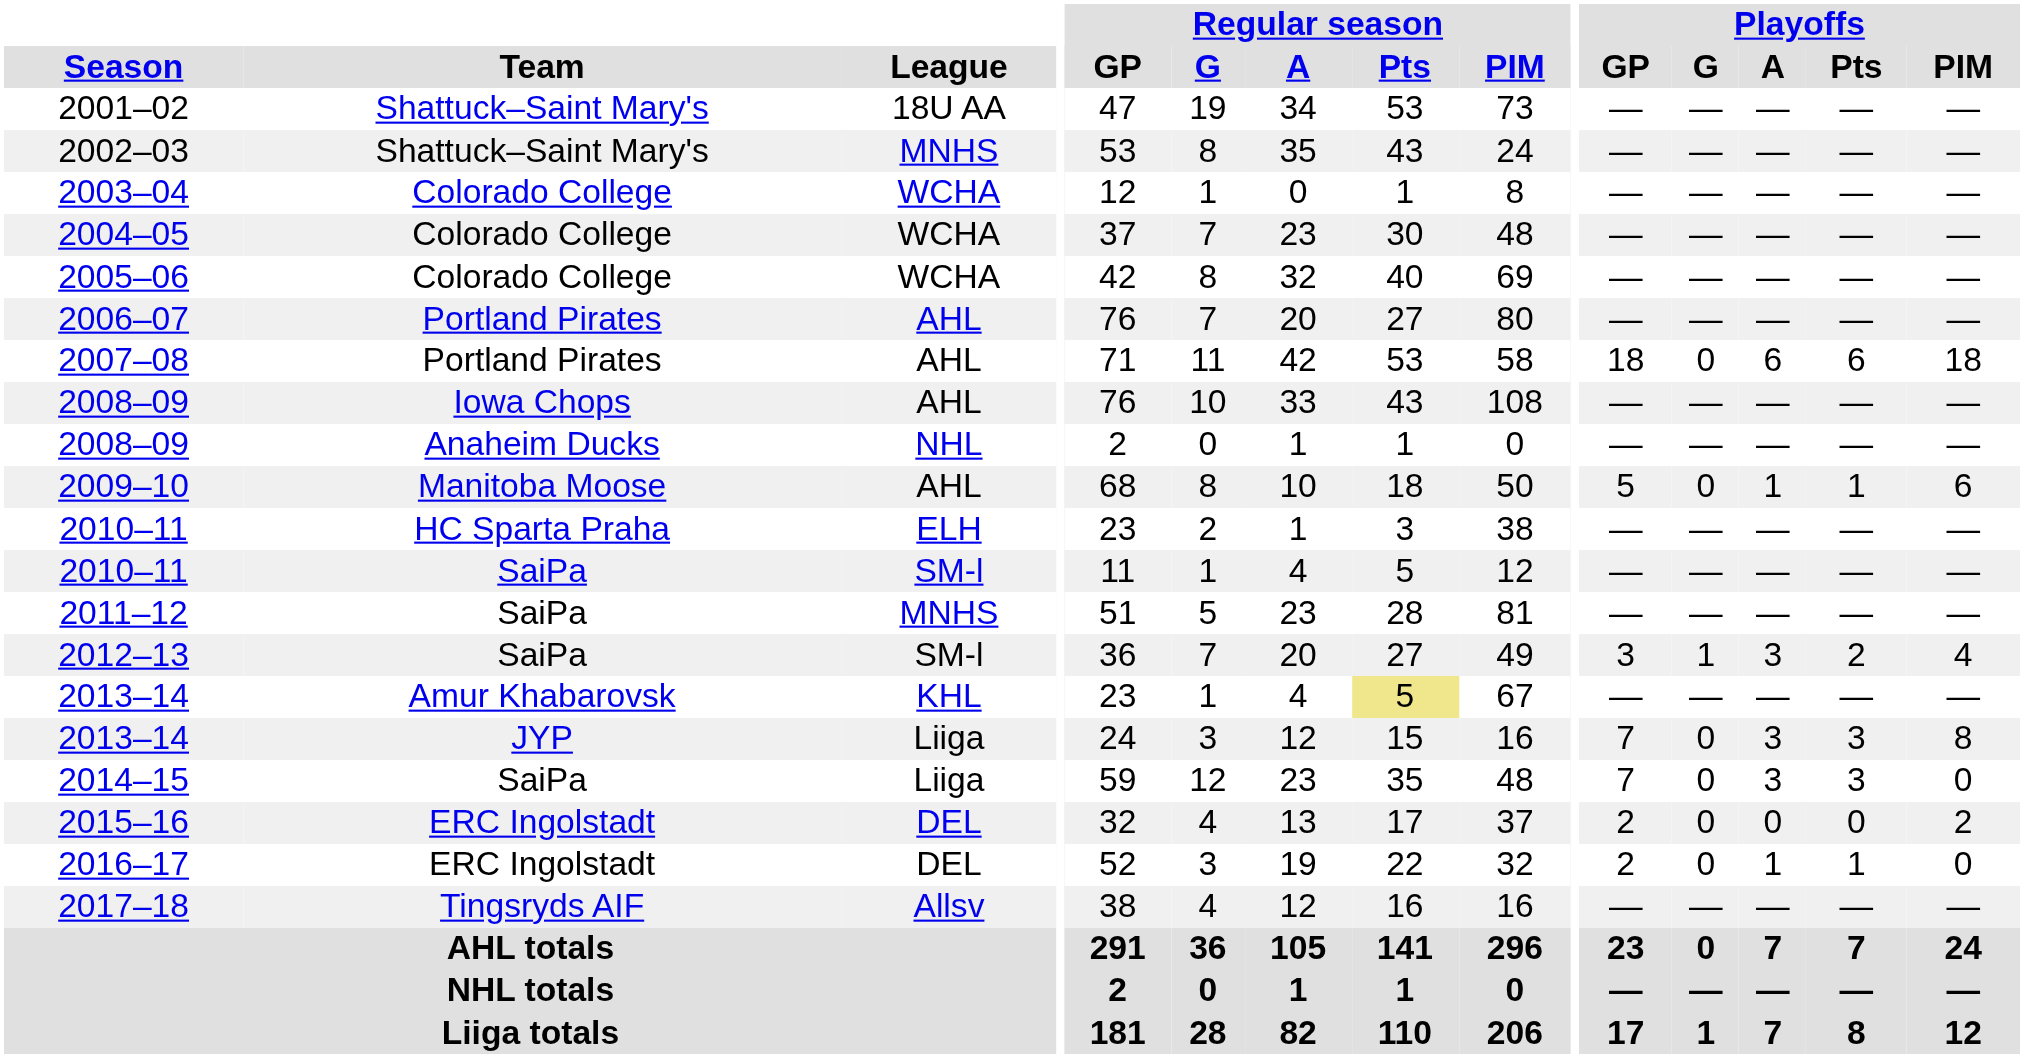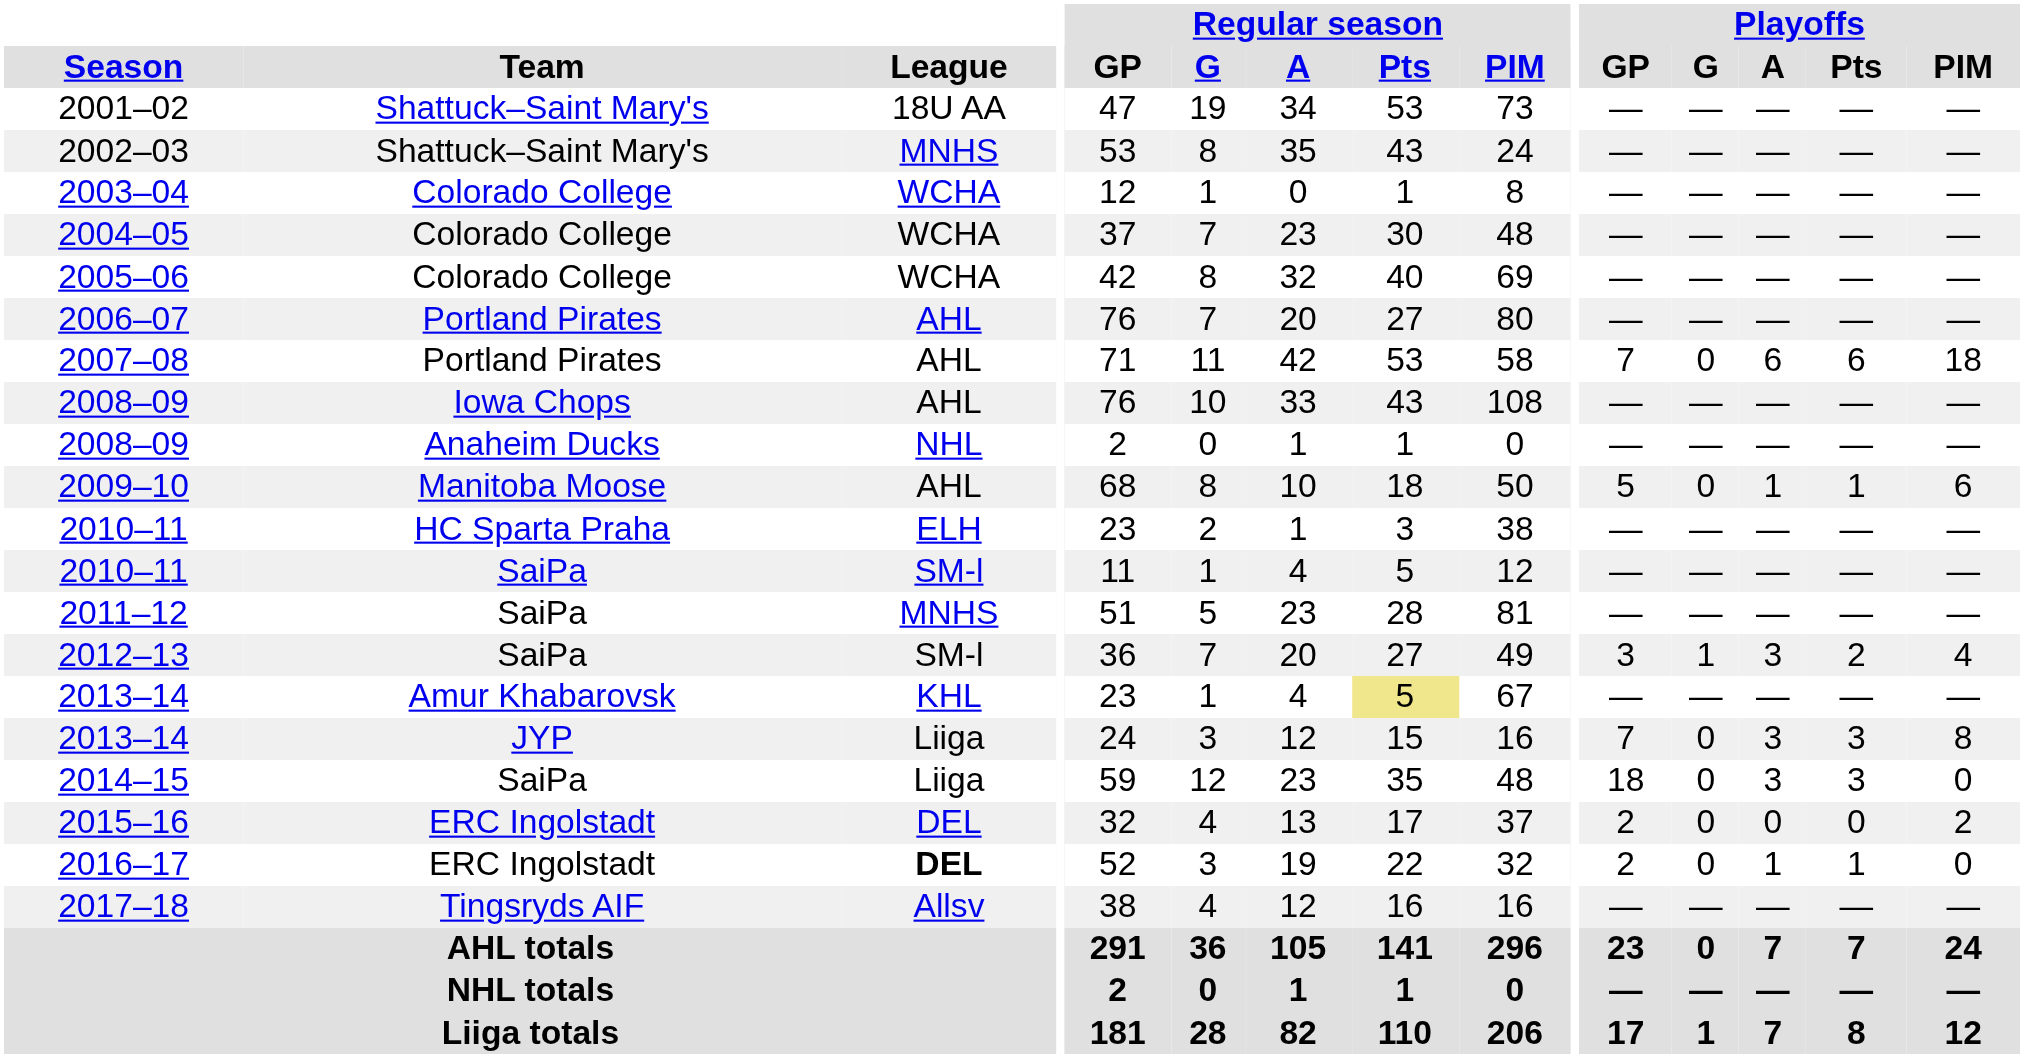(1626, 360) 18 -> (1626, 360) 7
(1626, 780) 7 -> (1626, 780) 18
(949, 864) normal -> (949, 864) bold
